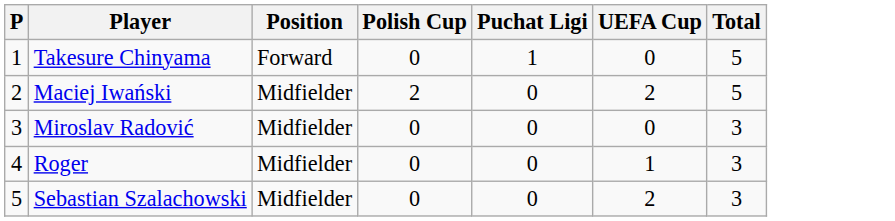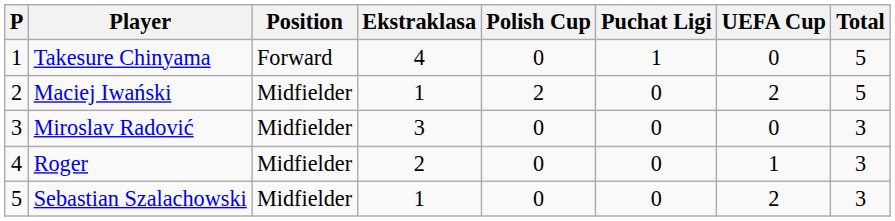+ column: (419, 22)
